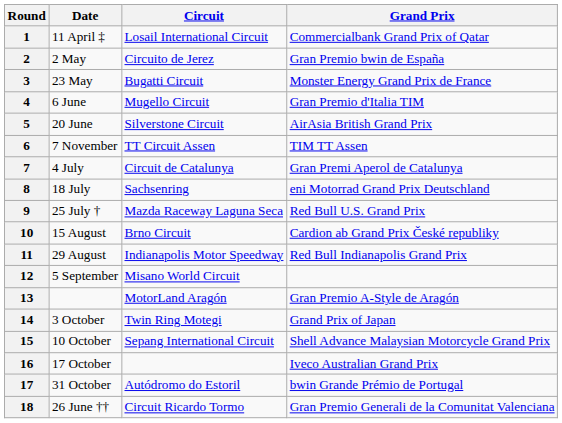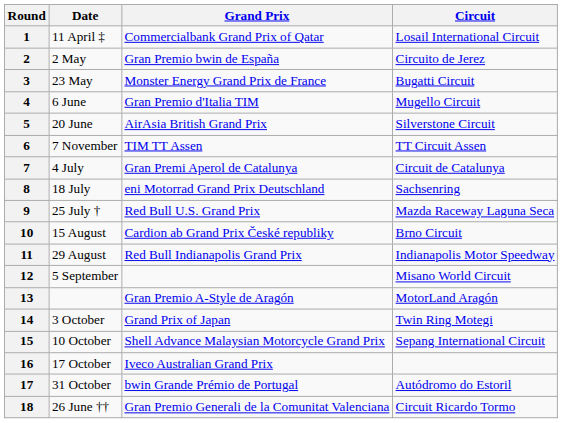columns swapped: (422, 14) <-> (204, 14)
